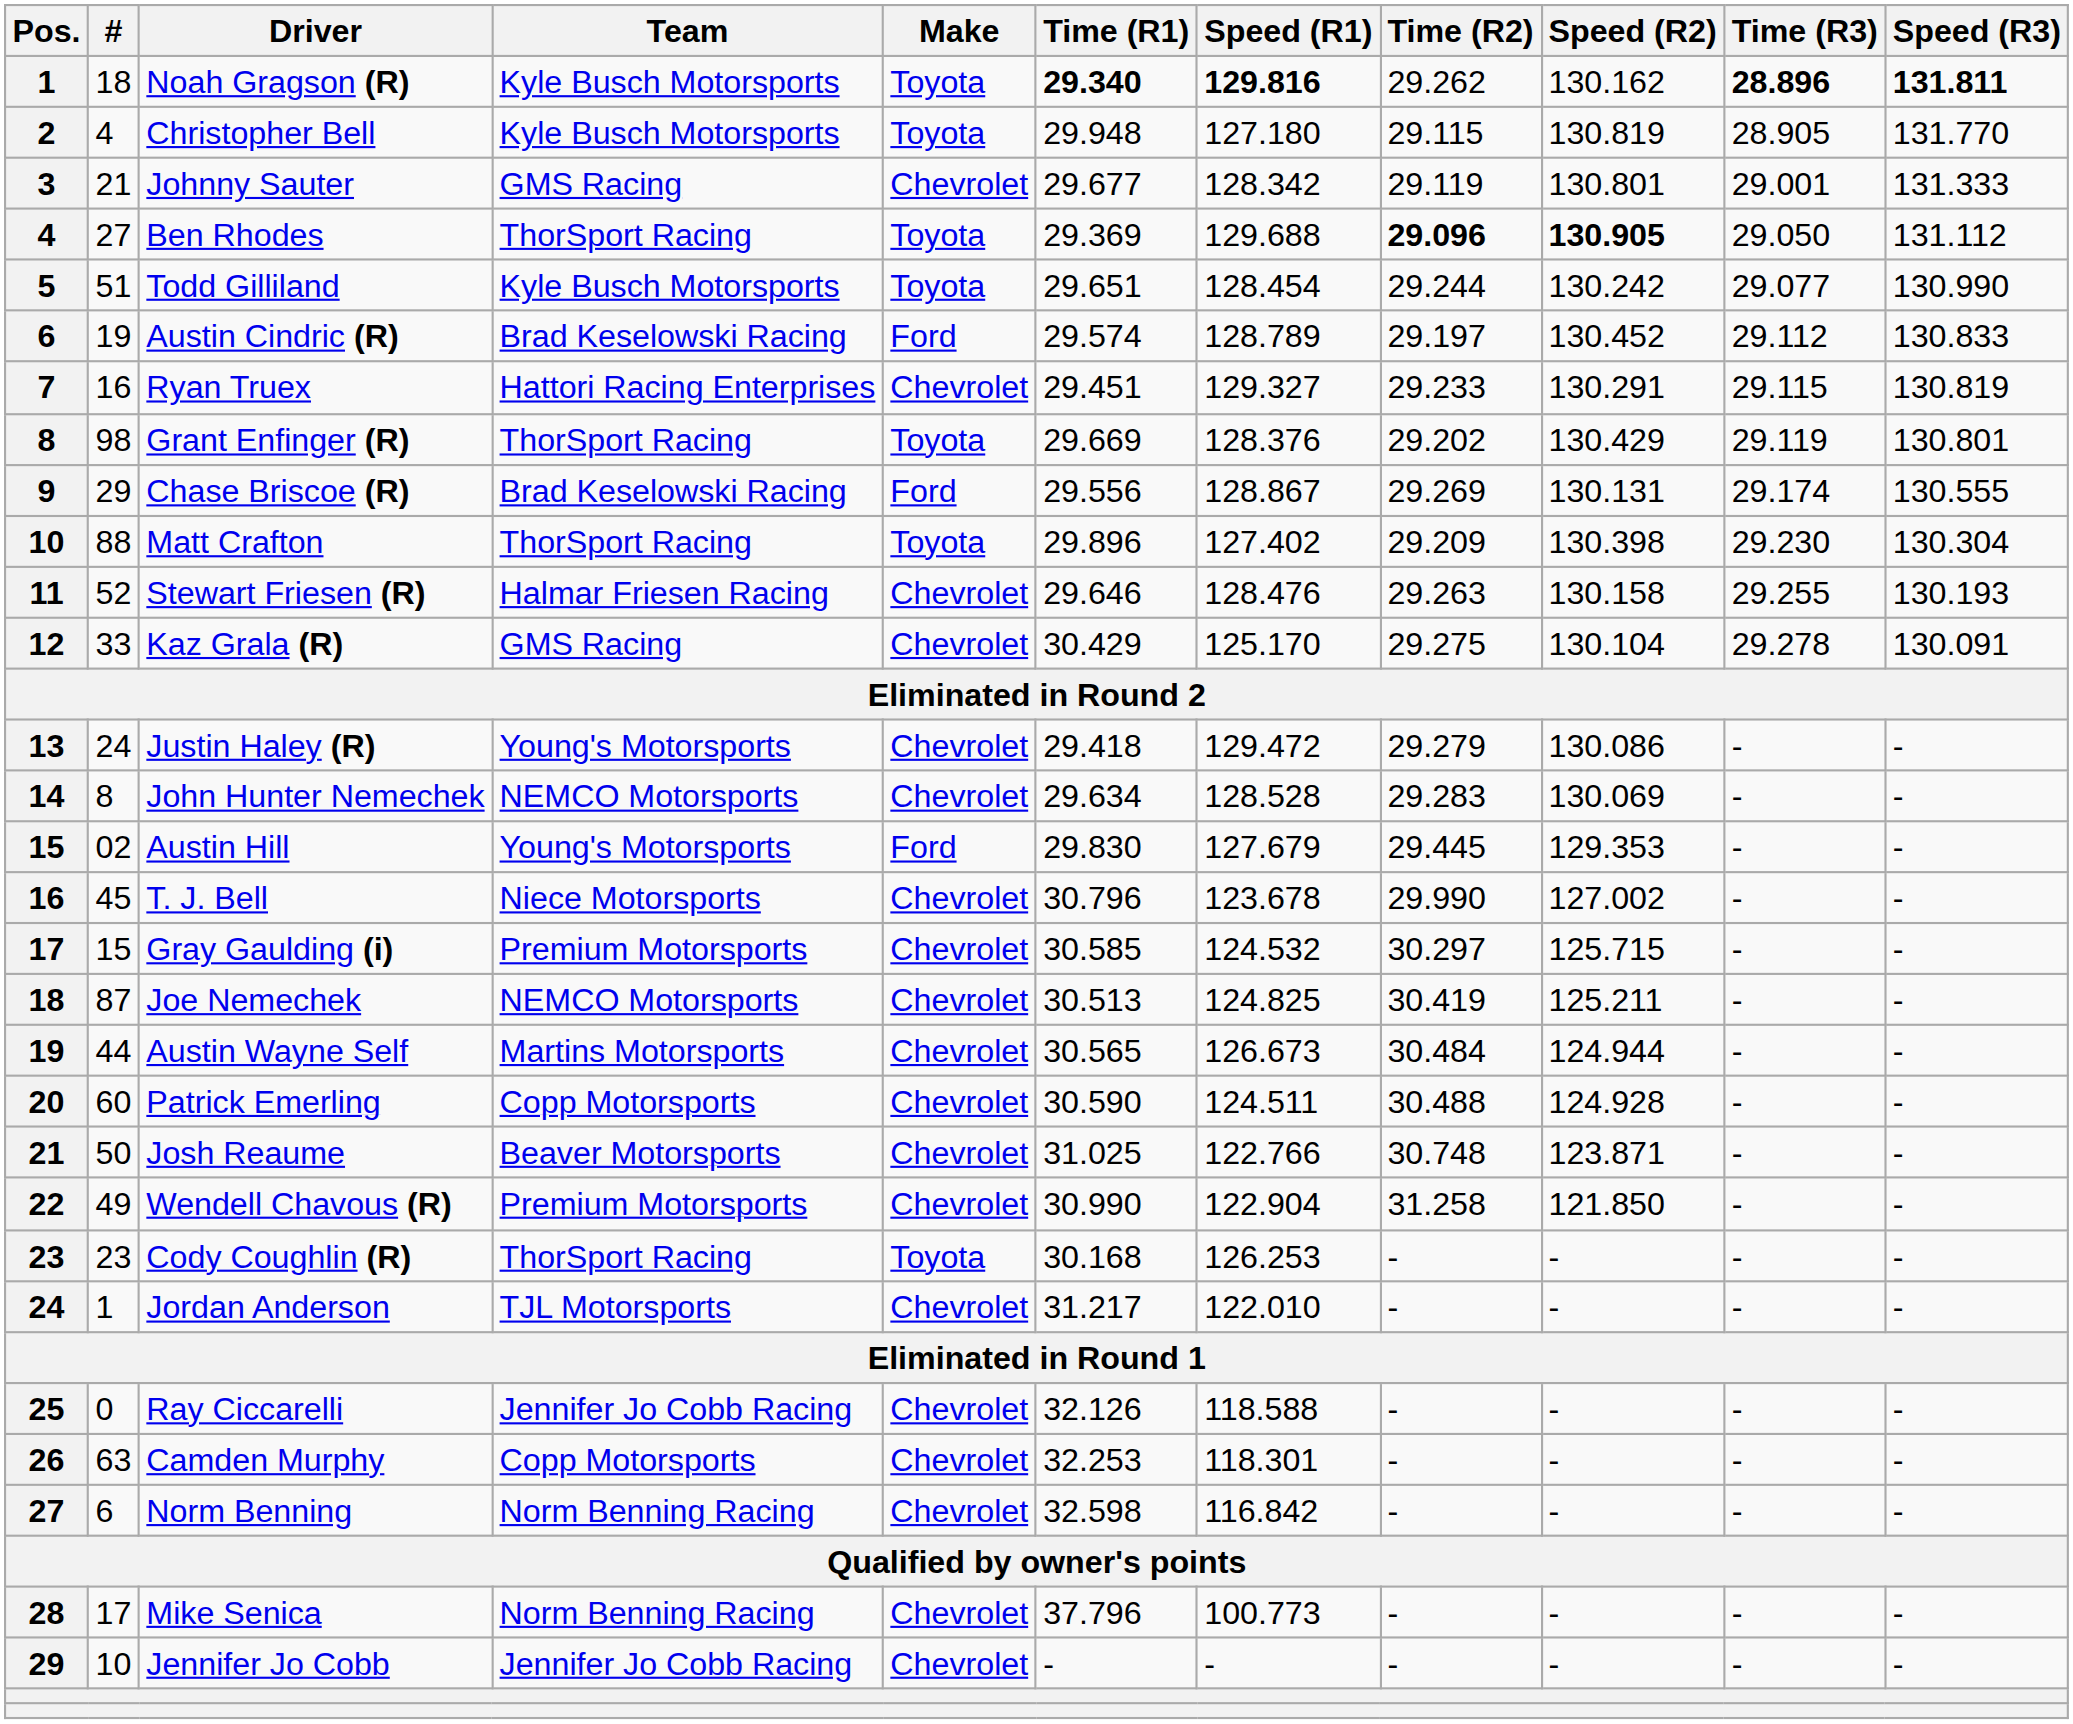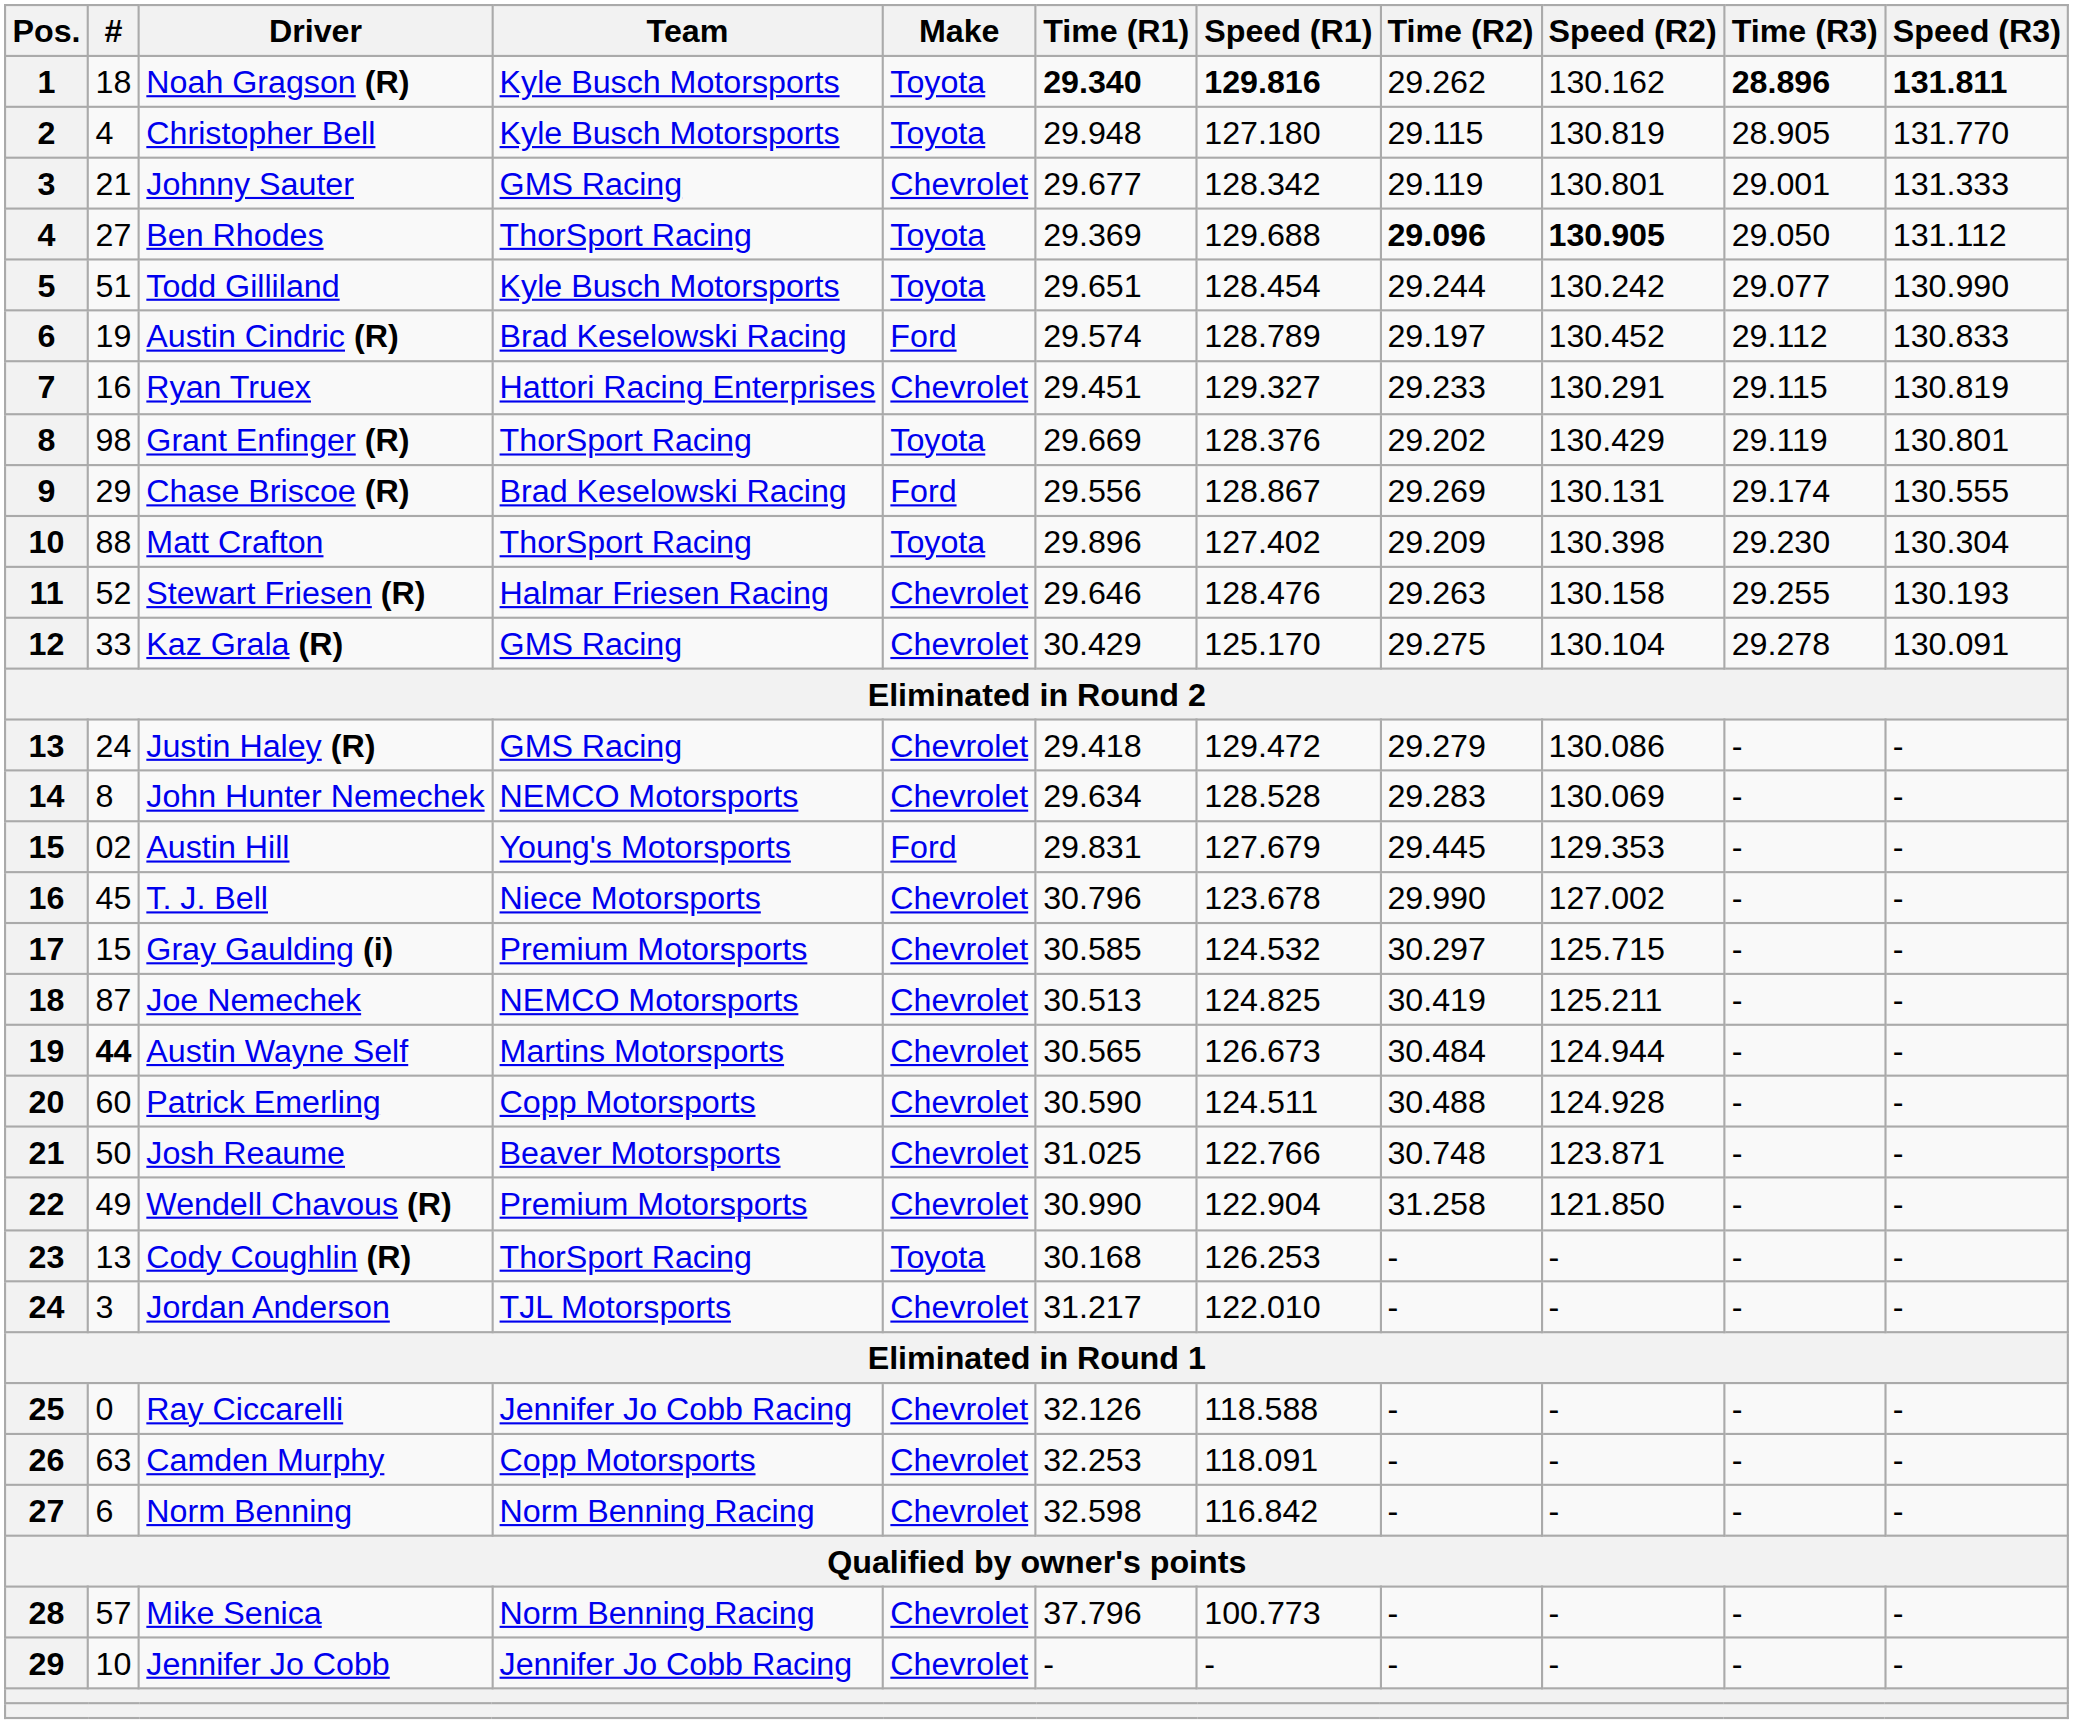(645, 745) Young's Motorsports -> (591, 745) GMS Racing
(1092, 847) 29.830 -> (1092, 847) 29.831
(113, 1051) normal -> (113, 1051) bold
(113, 1255) 23 -> (113, 1255) 13
(104, 1306) 1 -> (104, 1306) 3
(1261, 1459) 118.301 -> (1261, 1459) 118.091
(113, 1612) 17 -> (113, 1612) 57
